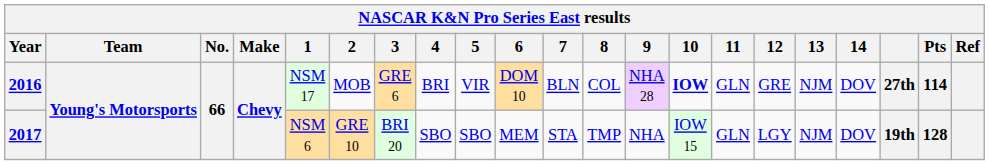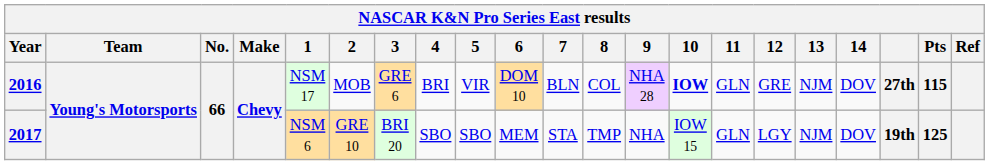(935, 85) 114 -> (935, 85) 115
(935, 134) 128 -> (935, 134) 125
